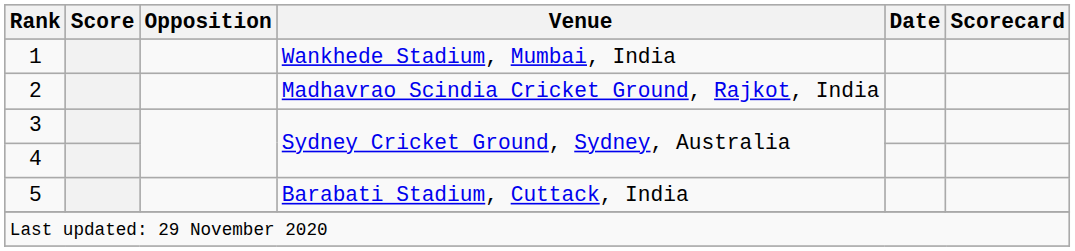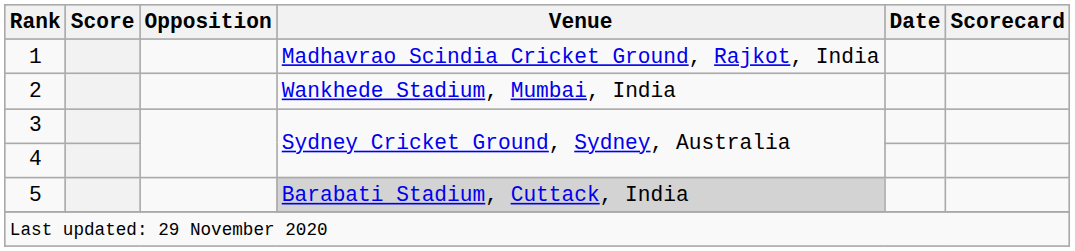(479, 57) Wankhede Stadium, Mumbai, India -> (581, 57) Madhavrao Scindia Cricket Ground, Rajkot, India
(581, 91) Madhavrao Scindia Cricket Ground, Rajkot, India -> (479, 91) Wankhede Stadium, Mumbai, India
(485, 195) no background -> (485, 195) lightgrey background
